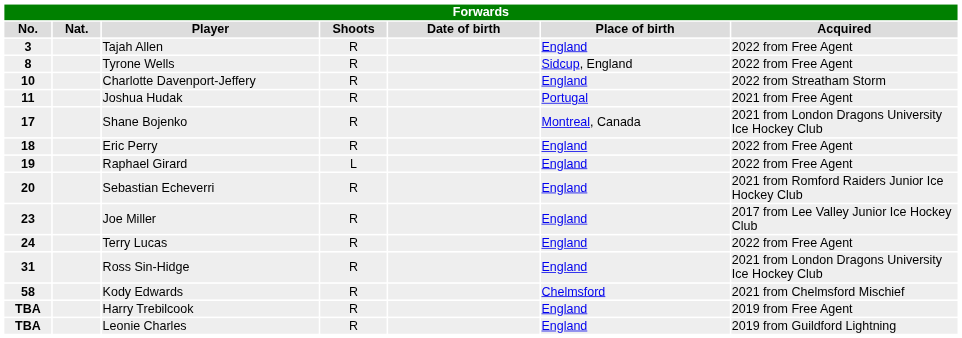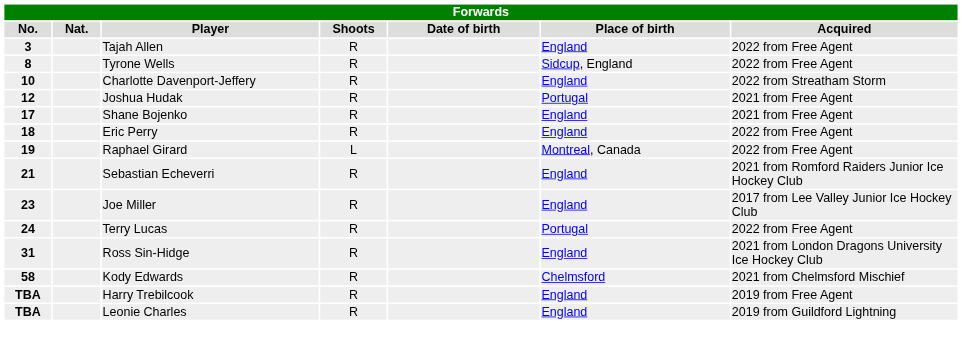(28, 98) 11 -> (28, 98) 12
(591, 122) Montreal, Canada -> (564, 115) England
(837, 122) 2021 from London Dragons University Ice Hockey Club -> (792, 115) 2021 from Free Agent
(564, 163) England -> (591, 149) Montreal, Canada
(28, 187) 20 -> (28, 173) 21
(564, 243) England -> (565, 229) Portugal
